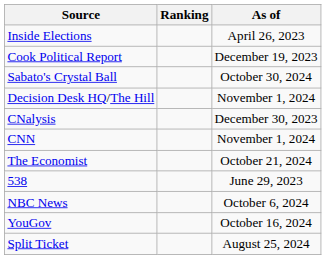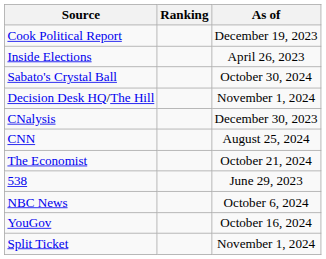rows swapped: (65, 56) <-> (50, 35)
(266, 139) November 1, 2024 -> (266, 139) August 25, 2024
(266, 243) August 25, 2024 -> (266, 243) November 1, 2024
